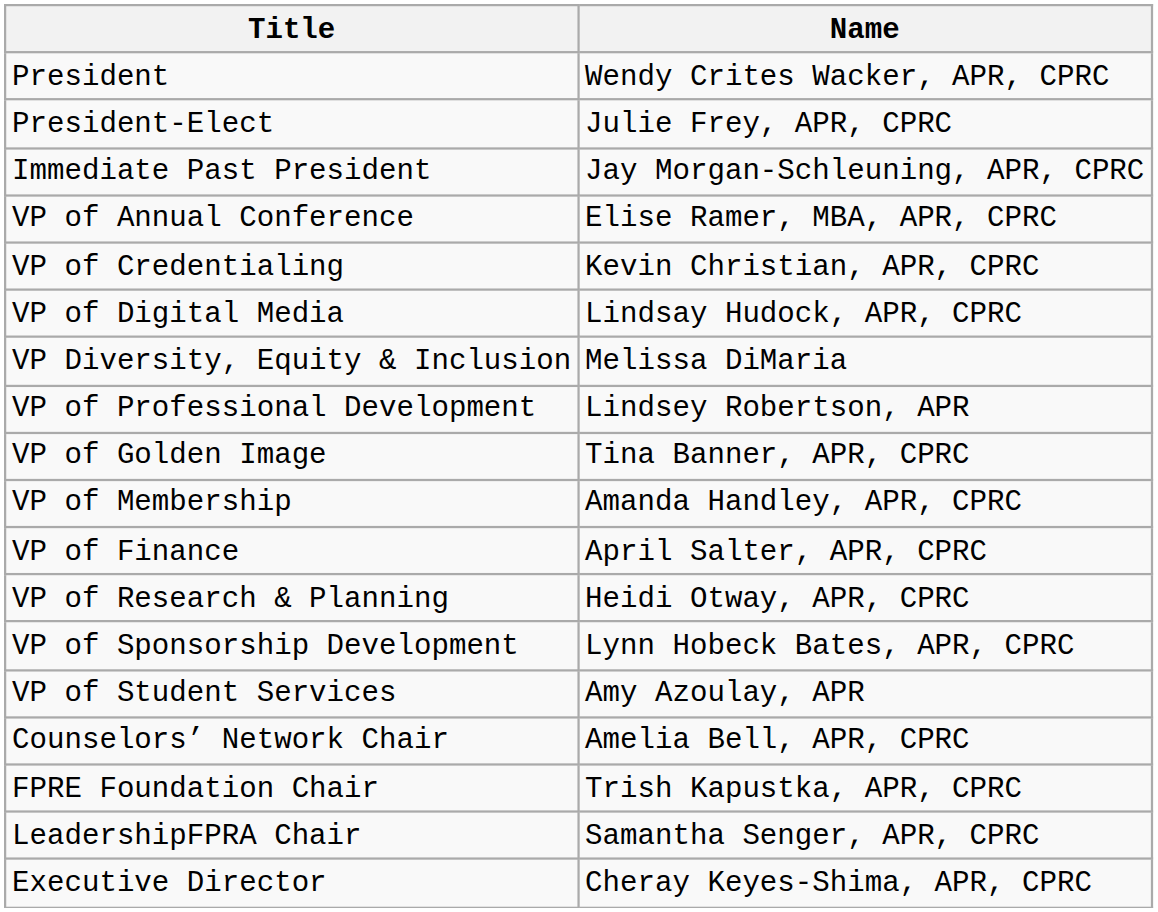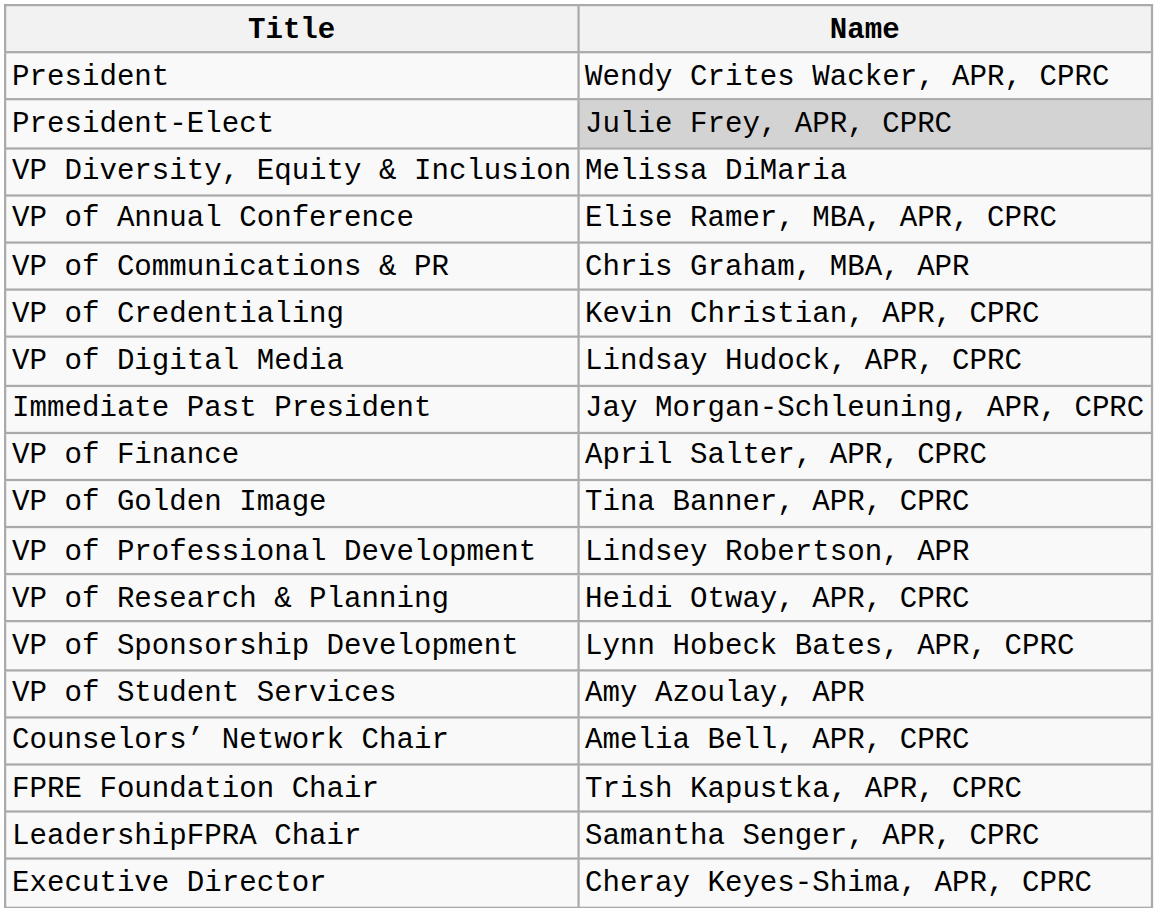(769, 124) no background -> (769, 124) lightgrey background
rows swapped: (222, 171) <-> (292, 361)
+ row: (231, 266)
rows swapped: (126, 551) <-> (274, 409)
- row: (152, 503)
